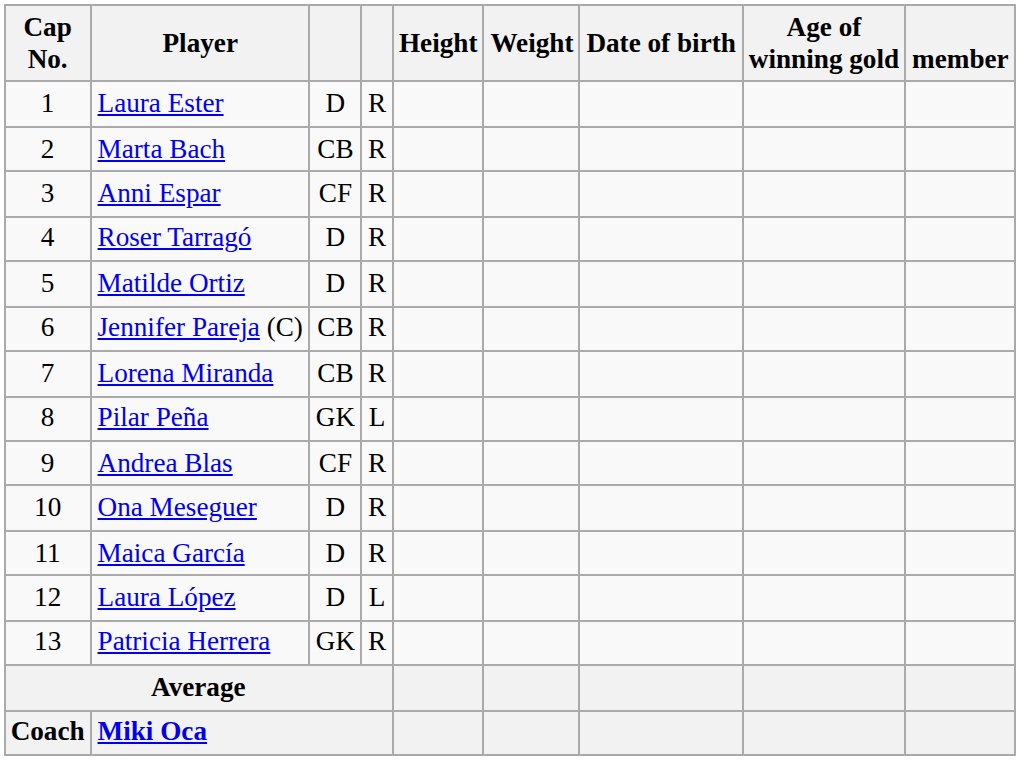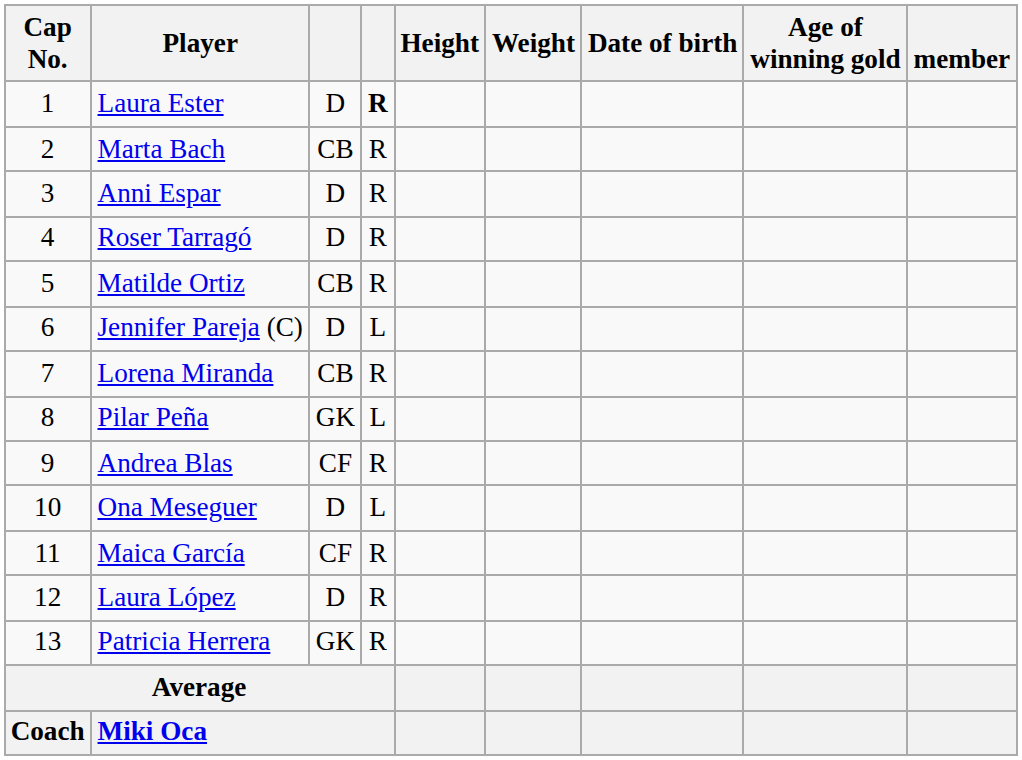(377, 103) normal -> (378, 103) bold
(335, 193) CF -> (335, 193) D
(335, 282) D -> (335, 282) CB
(335, 327) CB -> (335, 327) D
(377, 327) R -> (378, 327) L
(377, 507) R -> (378, 507) L
(335, 552) D -> (335, 552) CF
(377, 597) L -> (378, 597) R
